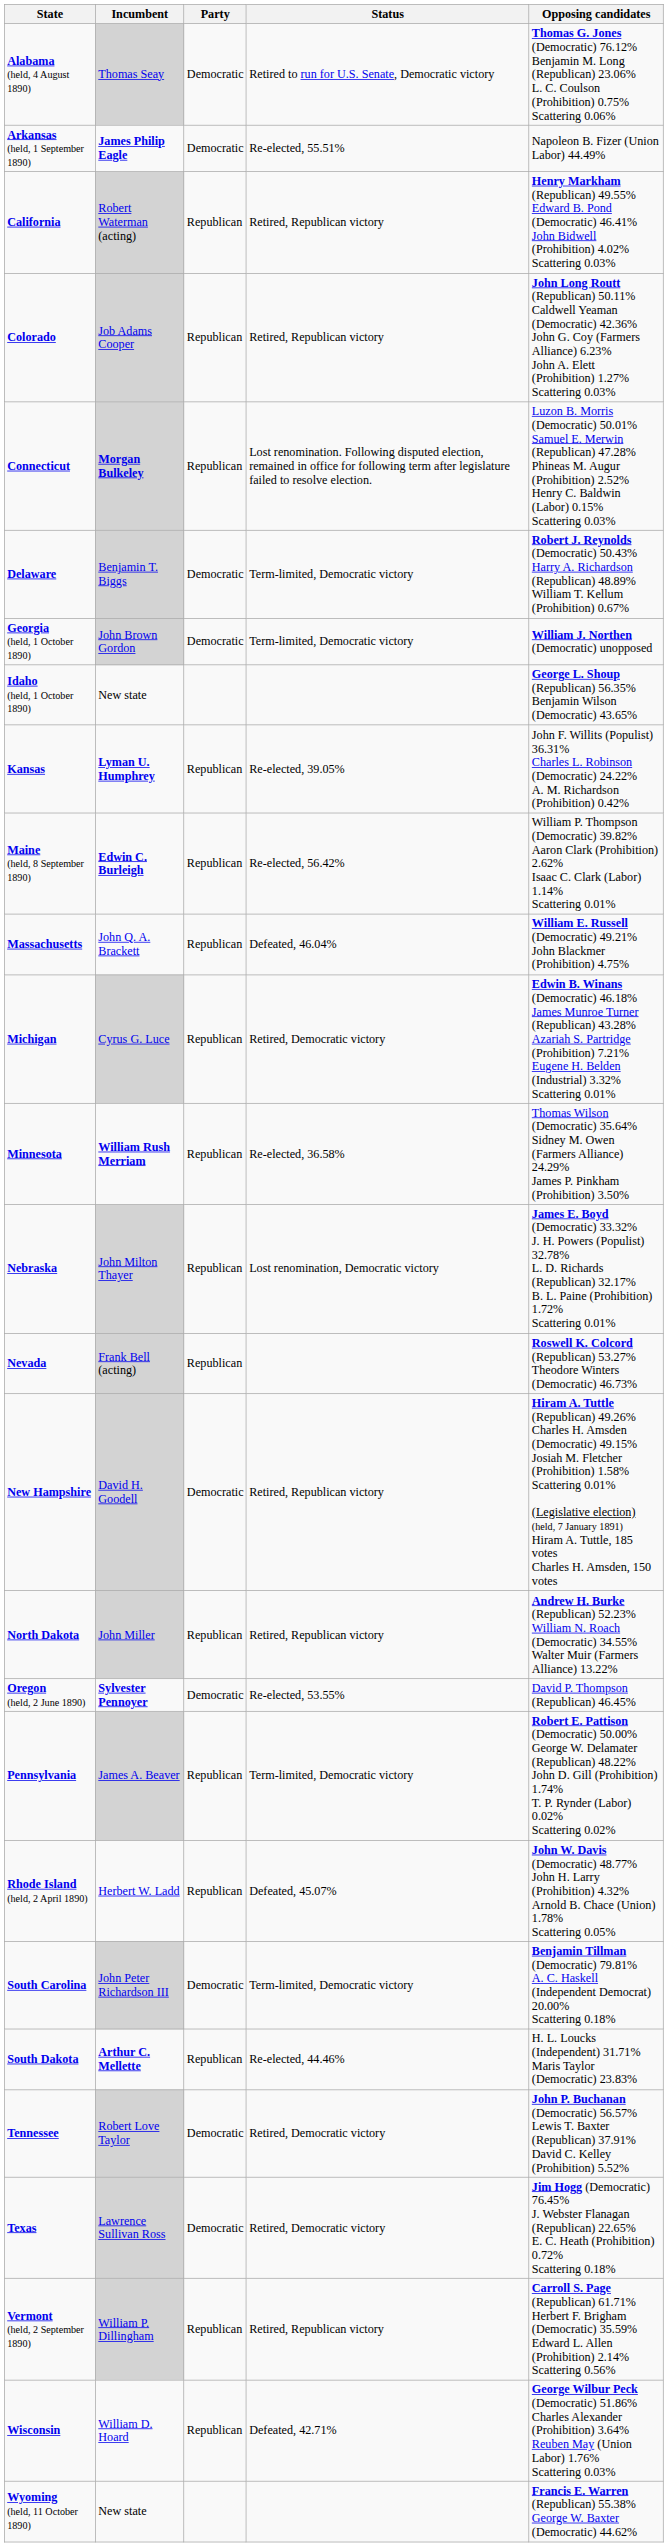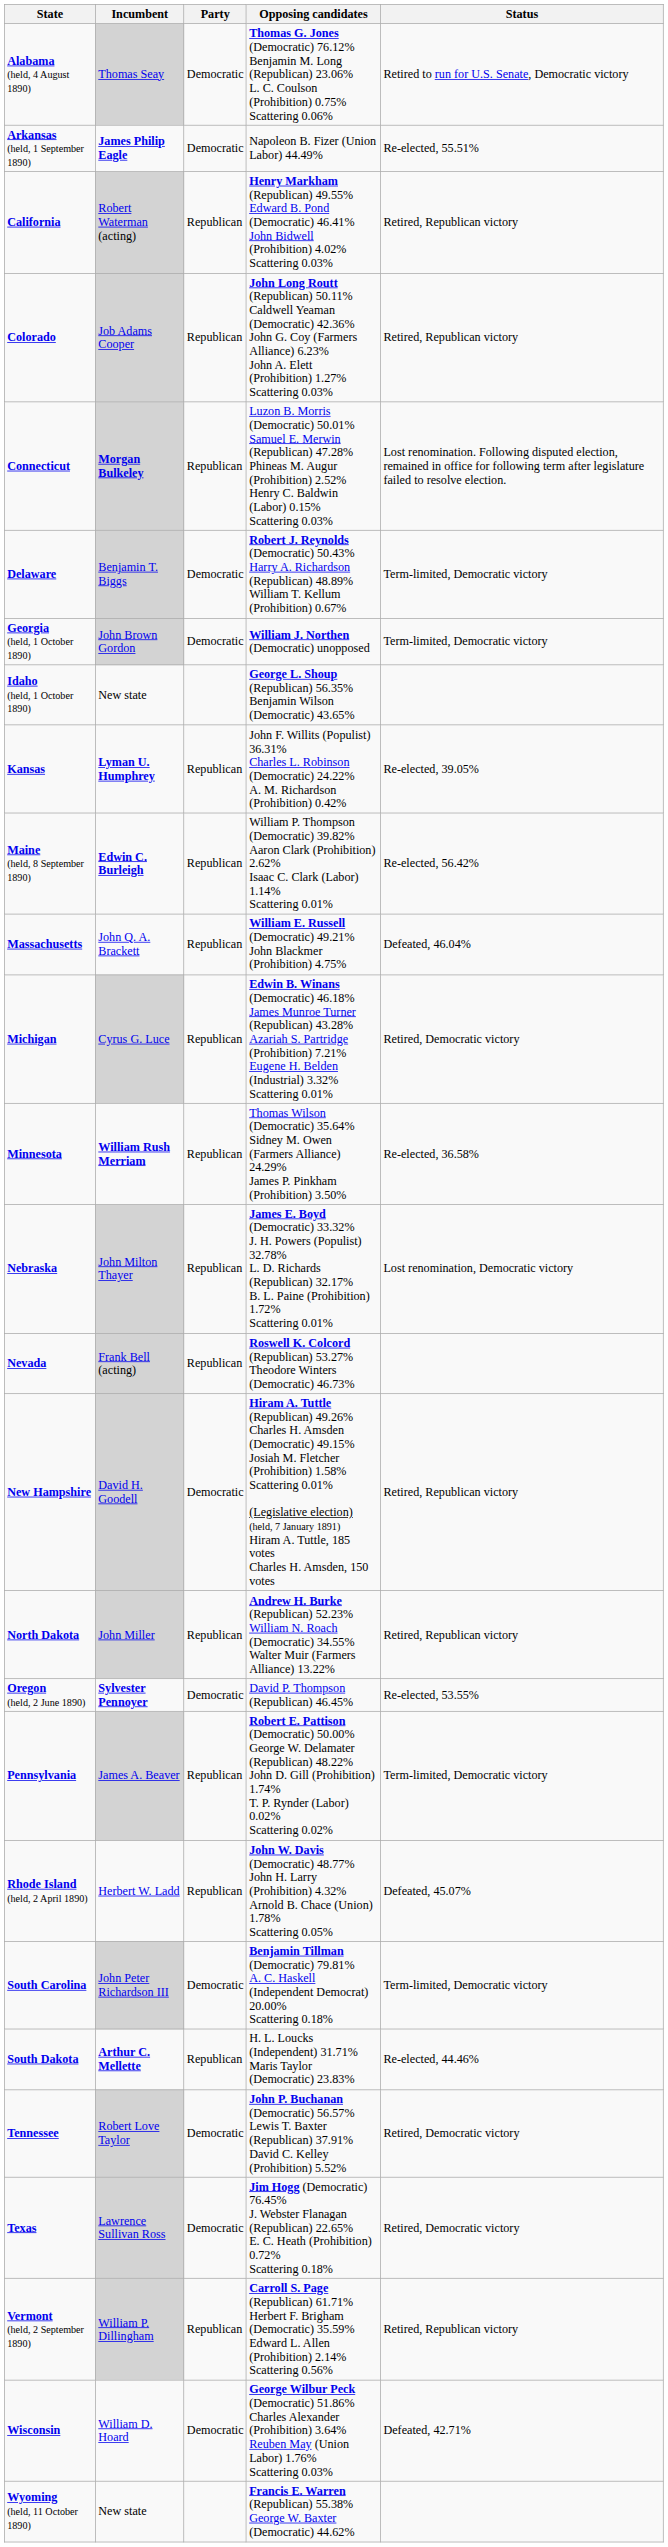columns swapped: (388, 14) <-> (596, 14)
(215, 2430) Republican -> (215, 2430) Democratic
